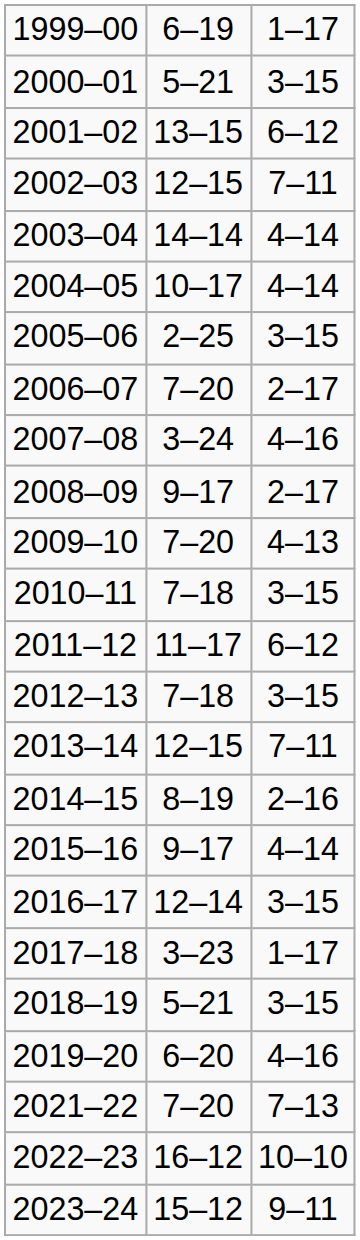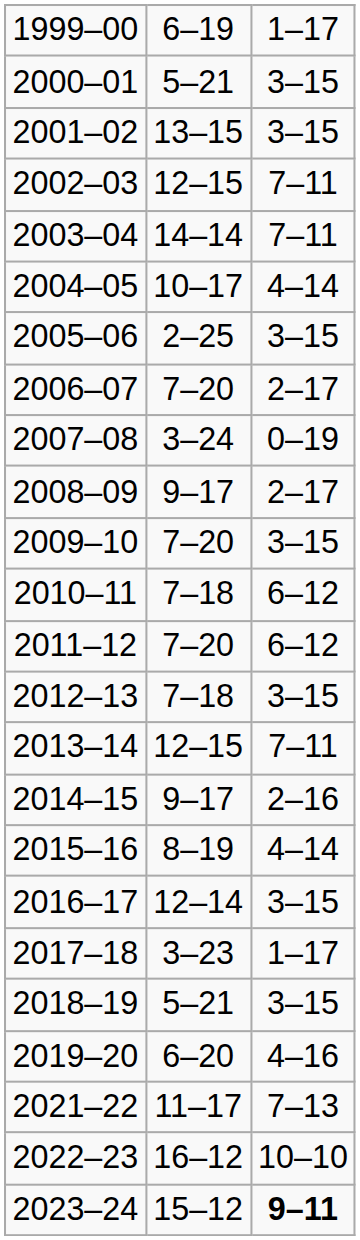(303, 132) 6–12 -> (303, 132) 3–15
(303, 235) 4–14 -> (303, 235) 7–11
(303, 440) 4–16 -> (303, 440) 0–19
(303, 542) 4–13 -> (303, 542) 3–15
(303, 593) 3–15 -> (303, 593) 6–12
(198, 645) 11–17 -> (198, 645) 7–20
(198, 798) 8–19 -> (198, 798) 9–17
(198, 850) 9–17 -> (198, 850) 8–19
(198, 1106) 7–20 -> (198, 1106) 11–17
(303, 1209) normal -> (303, 1209) bold
